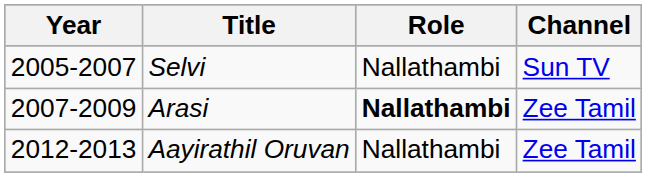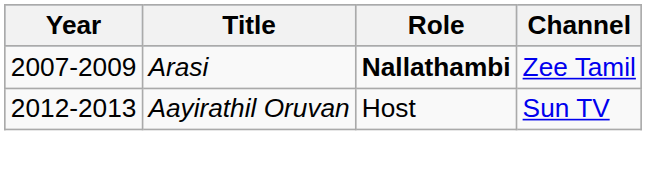- row: (177, 66)
(431, 150) Nallathambi -> (389, 108) Host
(579, 150) Zee Tamil -> (566, 108) Sun TV
